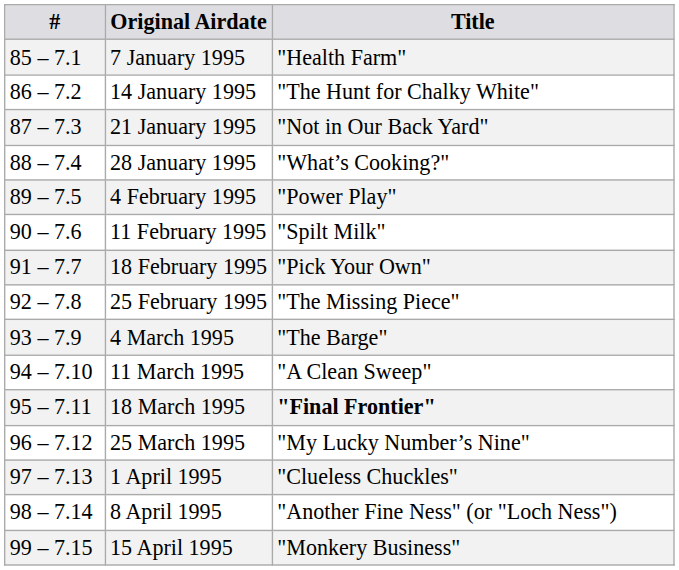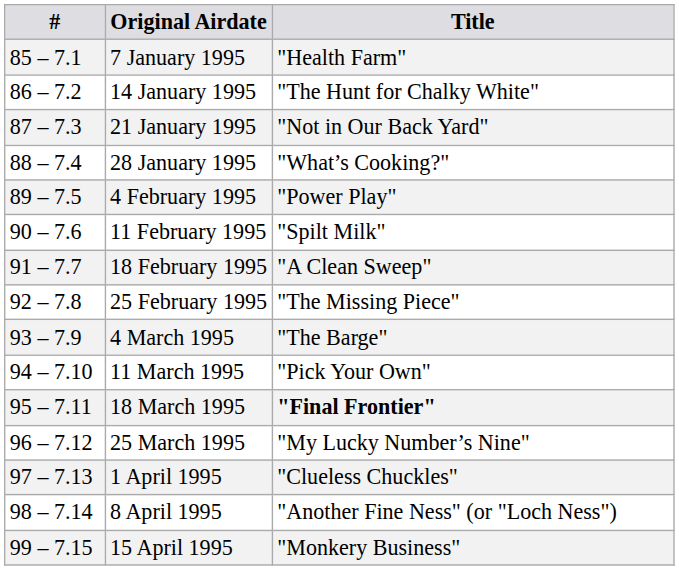(354, 267) "Pick Your Own" -> (354, 267) "A Clean Sweep"
(354, 372) "A Clean Sweep" -> (354, 372) "Pick Your Own"
